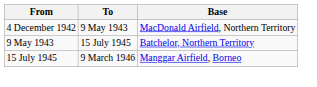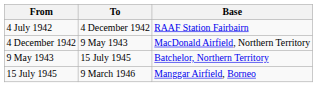+ row: (29, 27)
